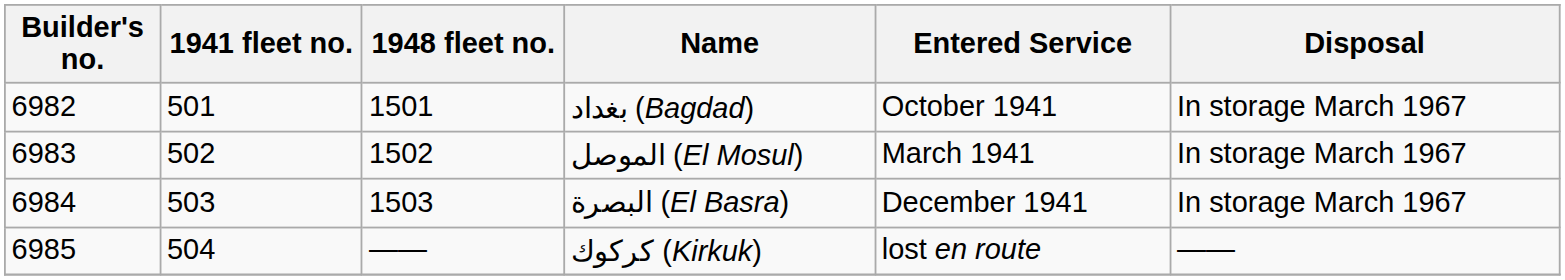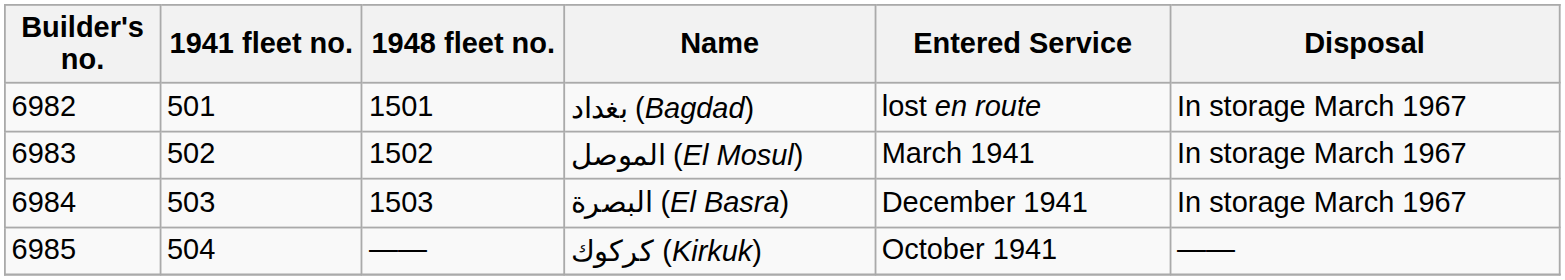(969, 106) October 1941 -> (961, 106) lost en route
(961, 250) lost en route -> (969, 250) October 1941
